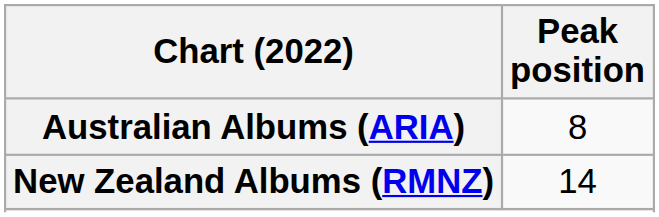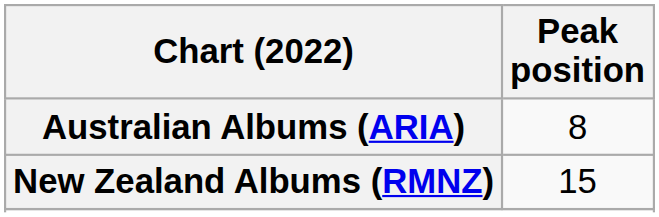(578, 181) 14 -> (578, 181) 15
